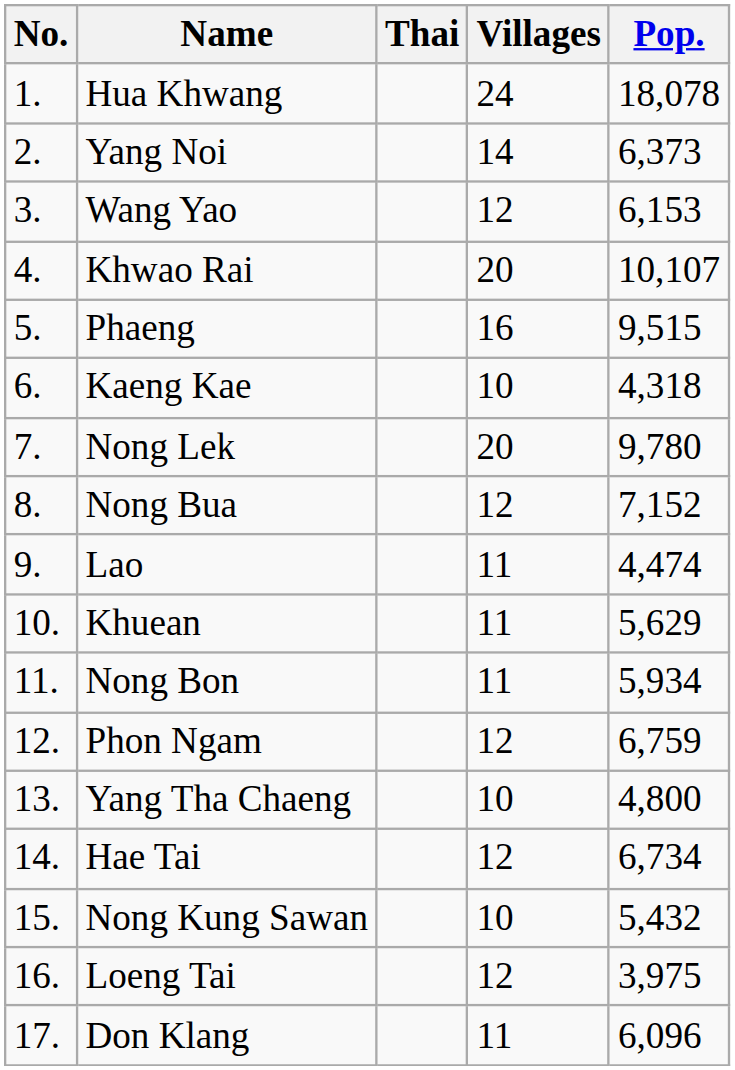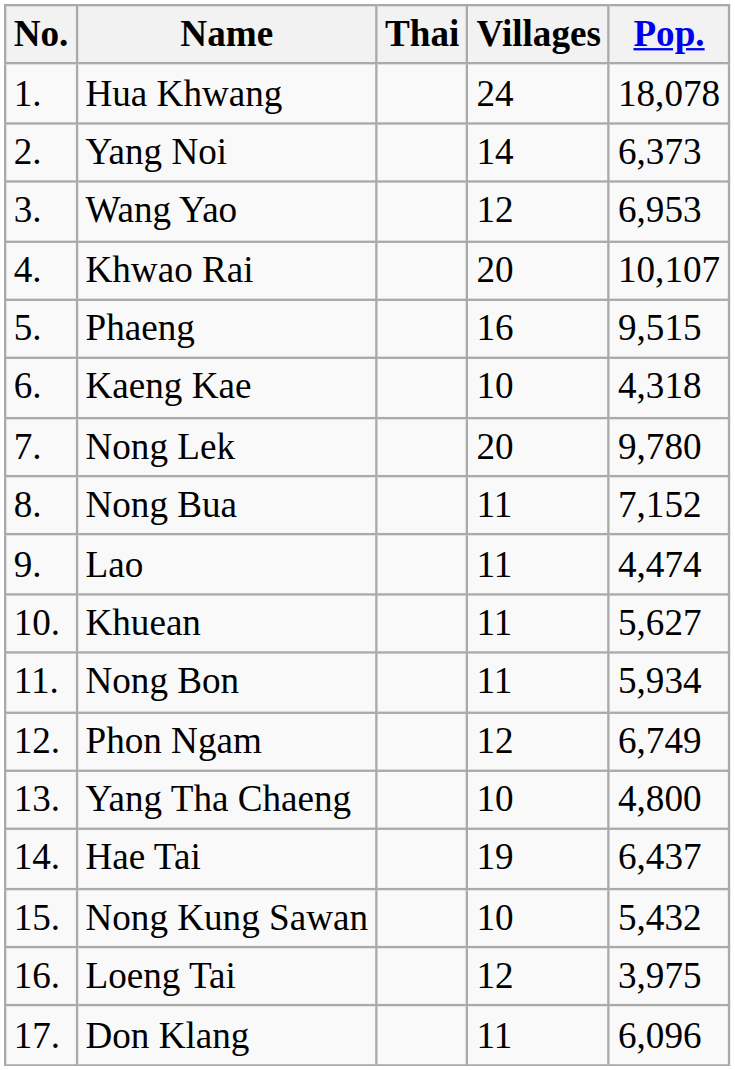(660, 210) 6,153 -> (660, 210) 6,953
(495, 504) 12 -> (494, 504) 11
(660, 622) 5,629 -> (660, 622) 5,627
(660, 740) 6,759 -> (660, 740) 6,749
(495, 858) 12 -> (495, 858) 19
(660, 858) 6,734 -> (660, 858) 6,437
